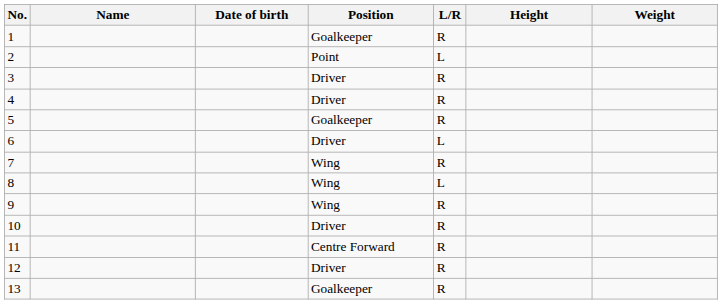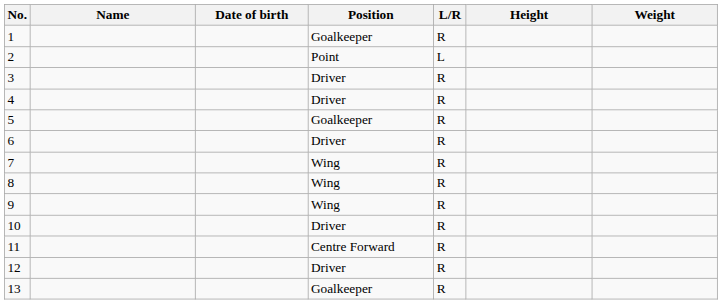(441, 141) L -> (441, 141) R
(441, 183) L -> (441, 183) R
